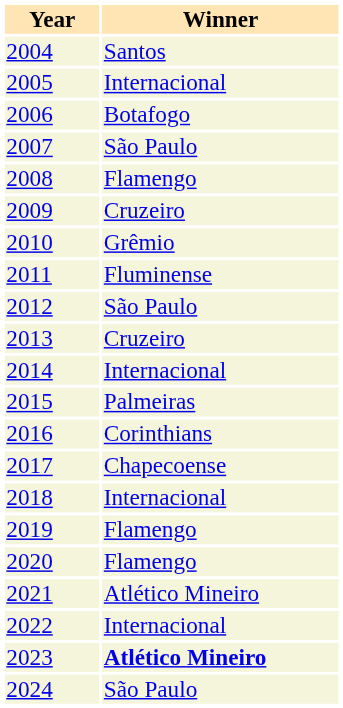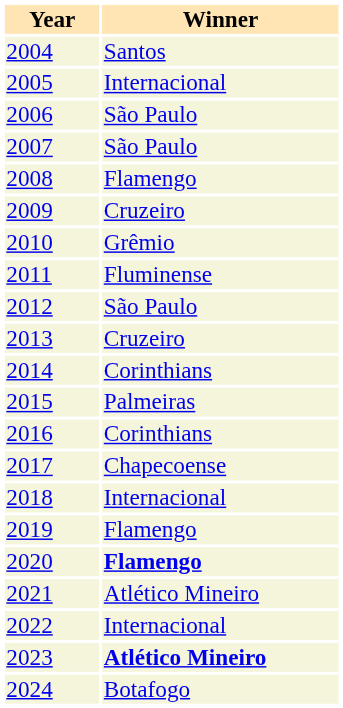(147, 114) Botafogo -> (151, 114) São Paulo
(165, 370) Internacional -> (158, 370) Corinthians
(150, 561) normal -> (153, 561) bold
(151, 689) São Paulo -> (147, 689) Botafogo
